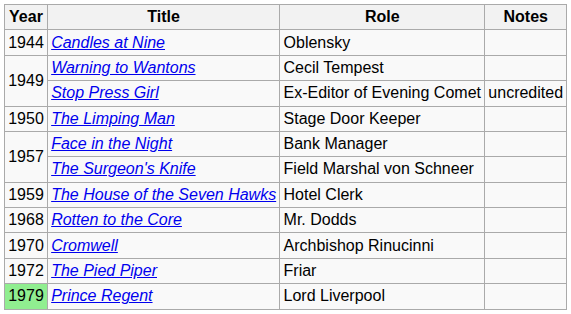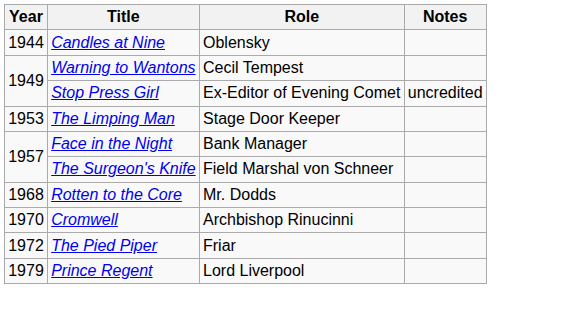(26, 118) 1950 -> (26, 118) 1953
- row: (164, 194)
(26, 296) lightgreen background -> (26, 270) no background
